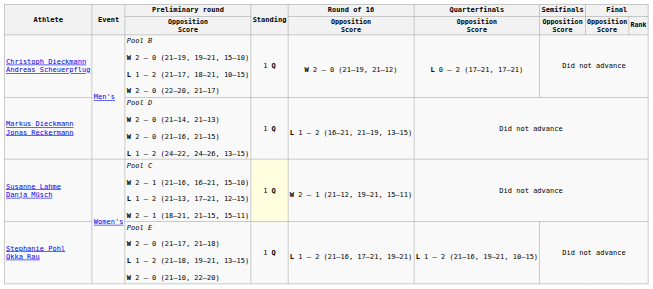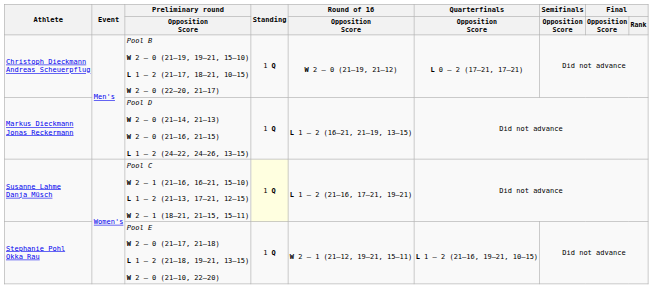(351, 194) W 2 – 1 (21–12, 19–21, 15–11) -> (351, 194) L 1 – 2 (21–16, 17–21, 19–21)
(351, 257) L 1 – 2 (21–16, 17–21, 19–21) -> (351, 257) W 2 – 1 (21–12, 19–21, 15–11)
